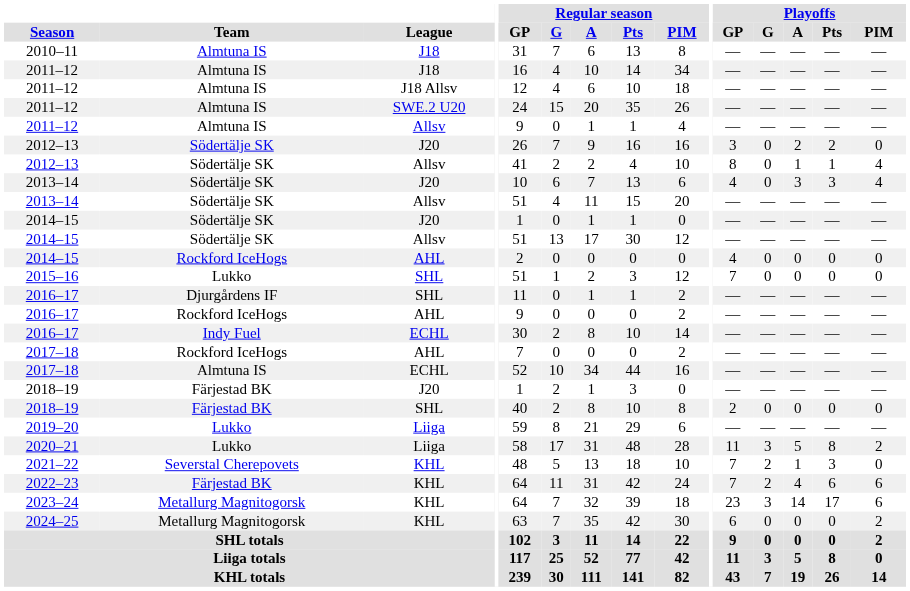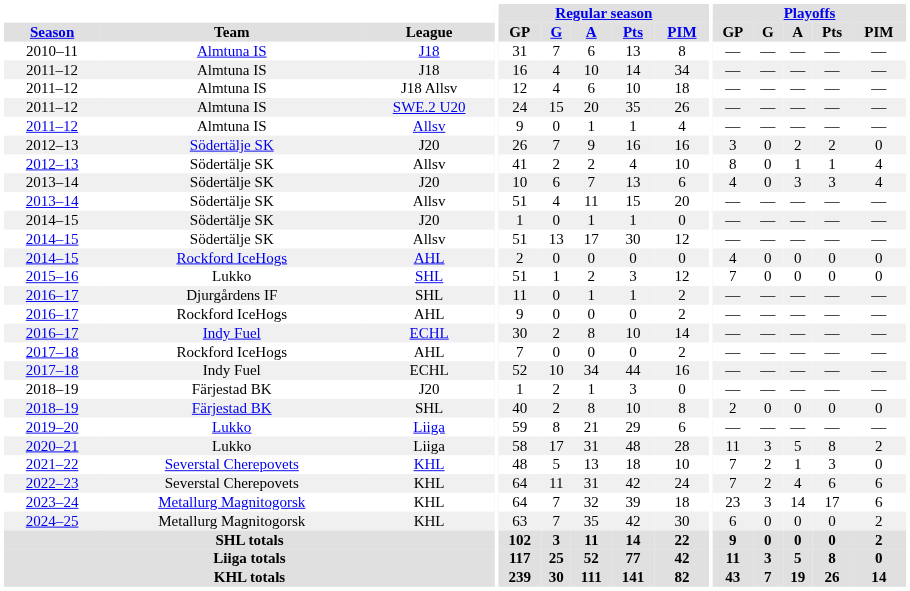(232, 370) Almtuna IS -> (232, 370) Indy Fuel
(232, 483) Färjestad BK -> (232, 483) Severstal Cherepovets
